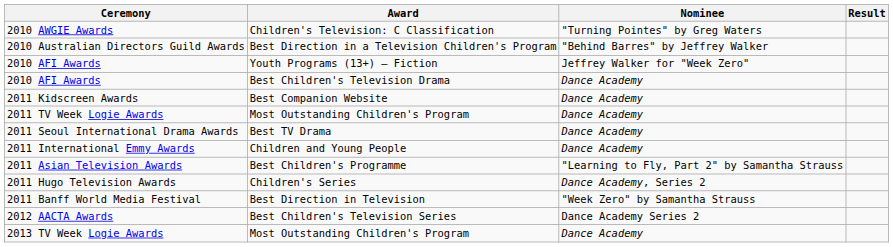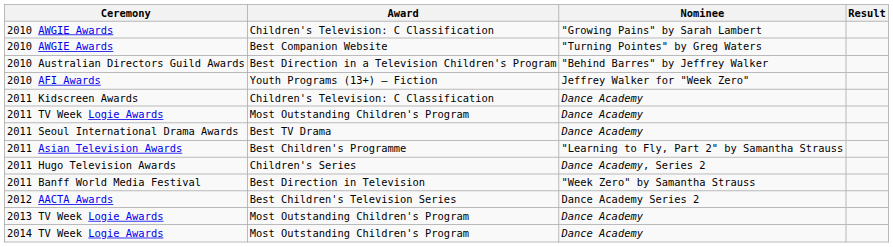+ row: (60, 30)
(372, 30) Children's Television: C Classification -> (319, 47) Best Companion Website
- row: (54, 81)
(319, 98) Best Companion Website -> (372, 98) Children's Television: C Classification
- row: (101, 148)
+ row: (85, 233)
